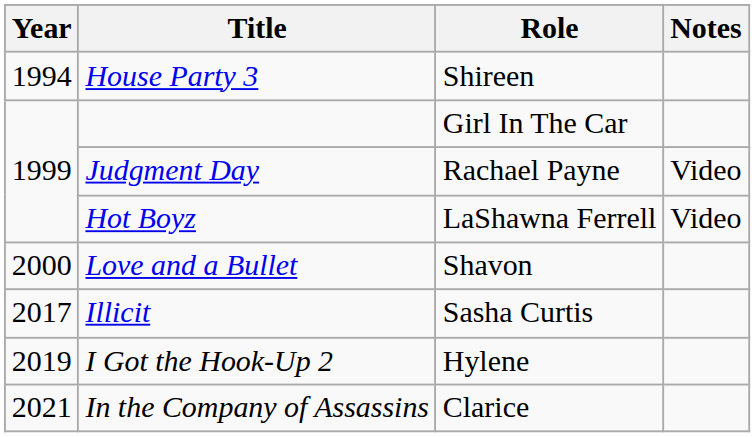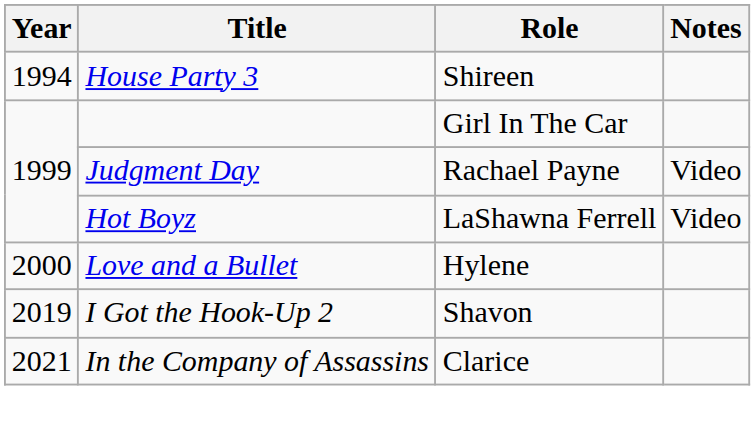(488, 265) Shavon -> (486, 265) Hylene
- row: (118, 312)
(486, 360) Hylene -> (488, 312) Shavon
